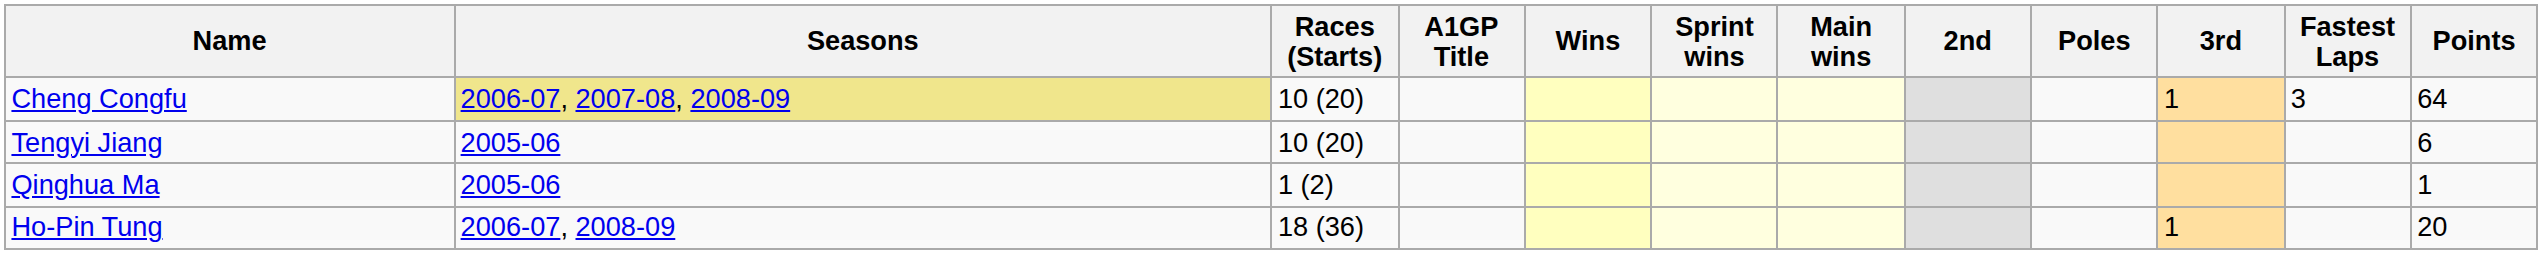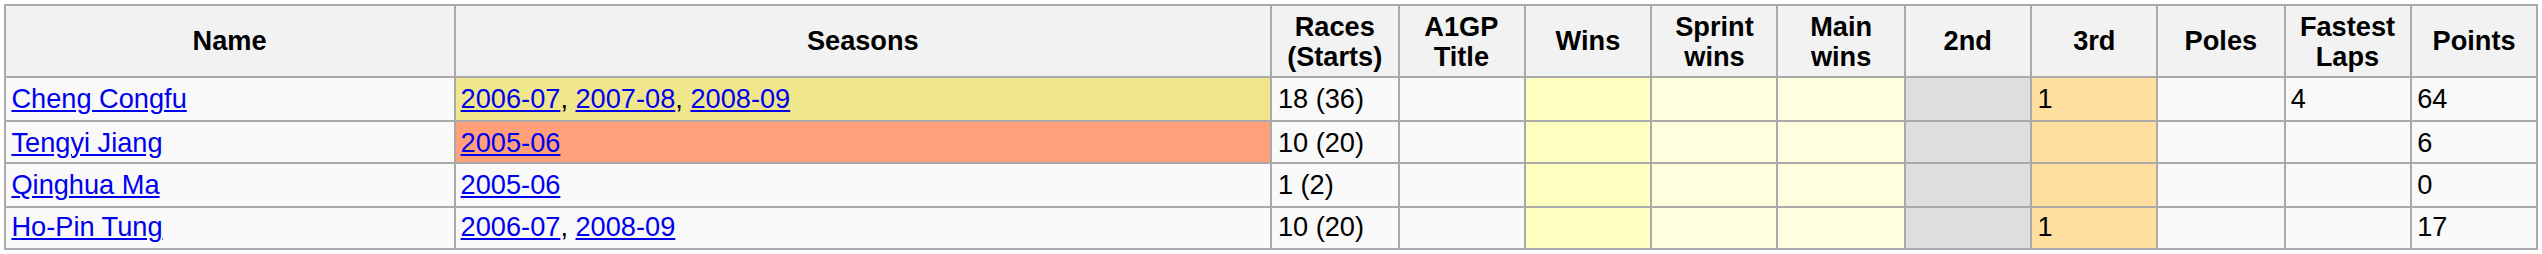columns swapped: (2221, 41) <-> (2094, 41)
(1321, 99) 10 (20) -> (1321, 99) 18 (36)
(2298, 99) 3 -> (2298, 99) 4
(510, 142) no background -> (510, 142) lightsalmon background
(2425, 185) 1 -> (2425, 185) 0
(1321, 228) 18 (36) -> (1321, 228) 10 (20)
(2432, 228) 20 -> (2432, 228) 17
